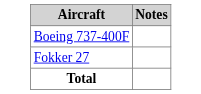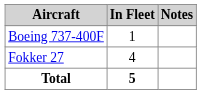+ column: (132, 15)
